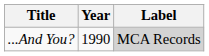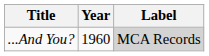(96, 39) 1990 -> (96, 39) 1960
